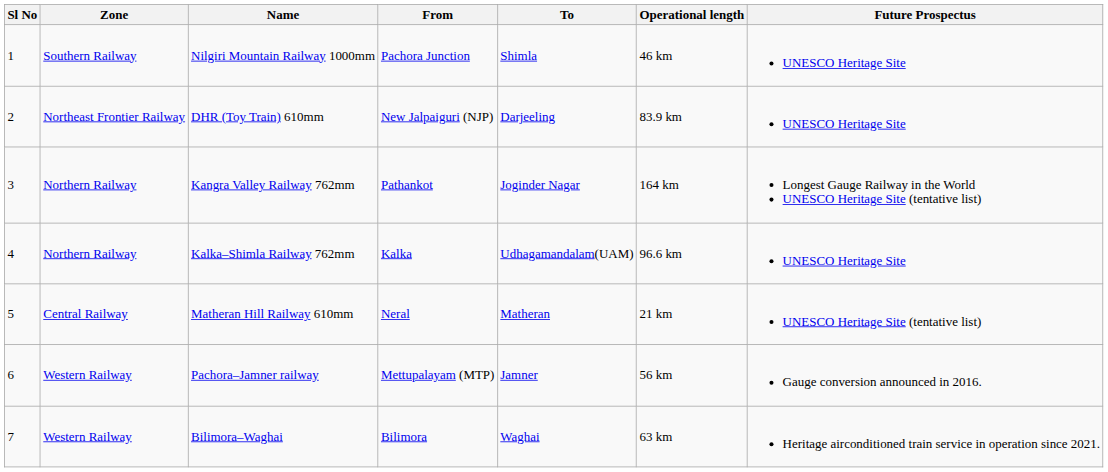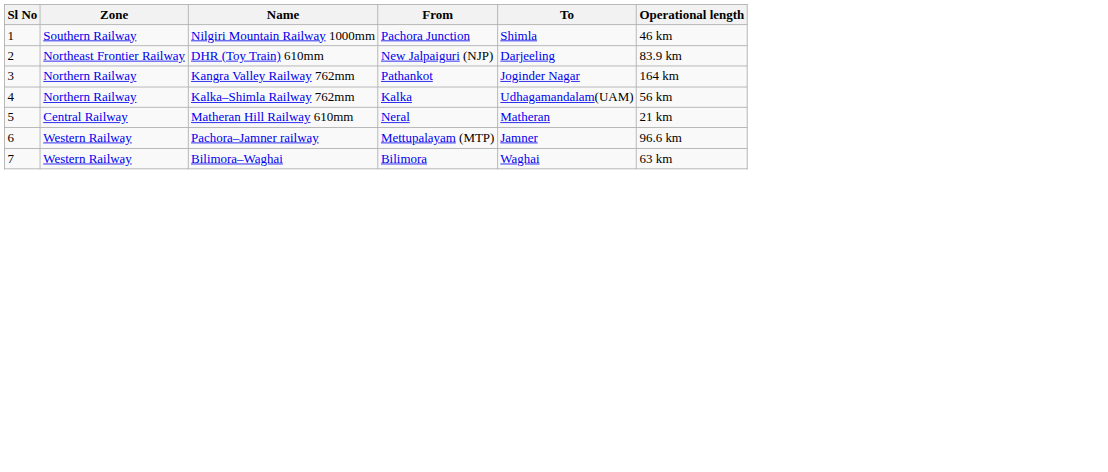- column: (925, 14)
(661, 253) 96.6 km -> (656, 96) 56 km
(656, 375) 56 km -> (661, 138) 96.6 km
